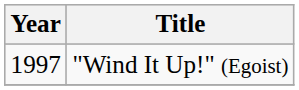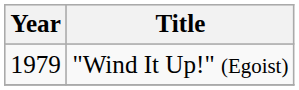(36, 64) 1997 -> (36, 64) 1979
